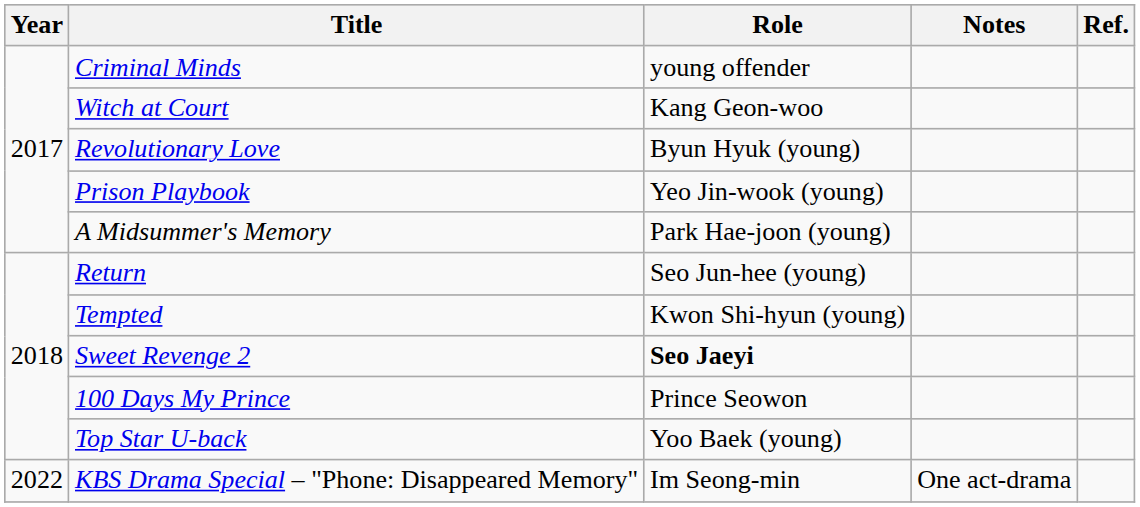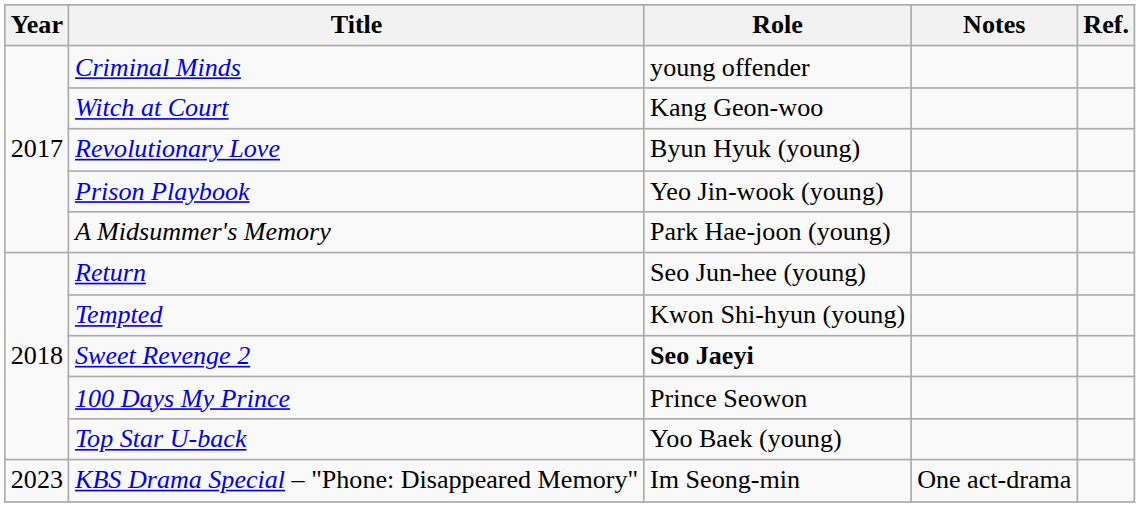(37, 480) 2022 -> (37, 480) 2023
